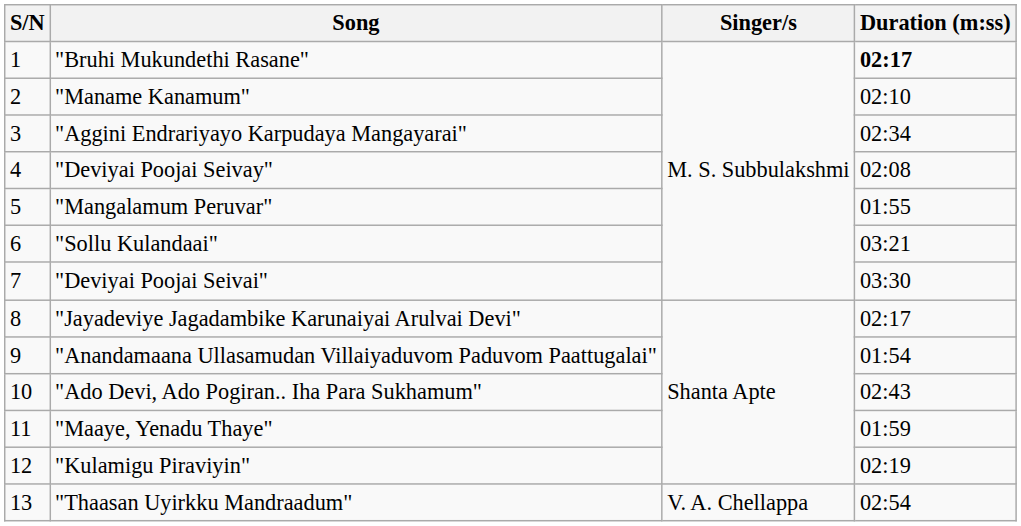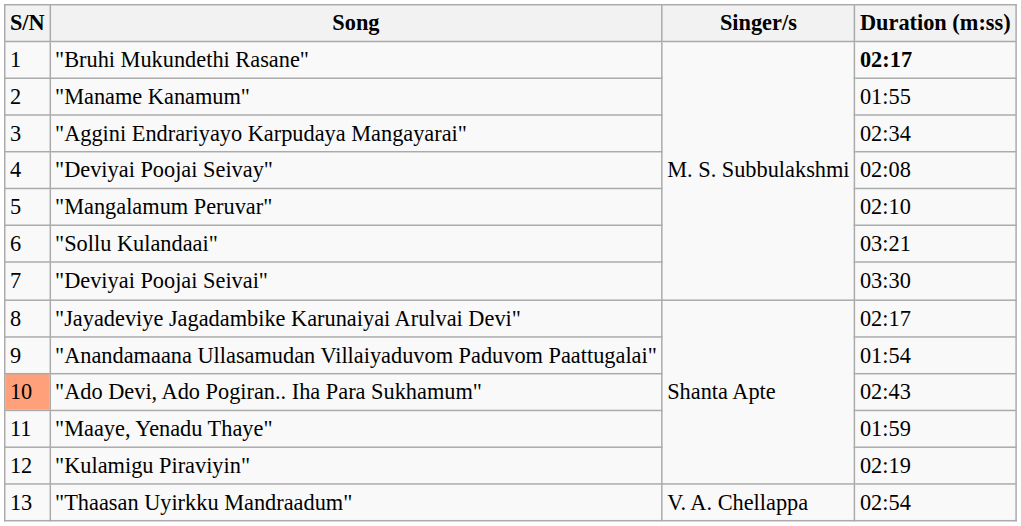(885, 96) 02:10 -> (885, 96) 01:55
(885, 207) 01:55 -> (885, 207) 02:10
(21, 391) no background -> (21, 391) lightsalmon background
